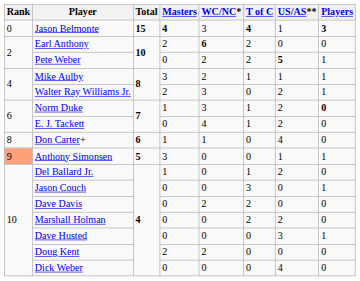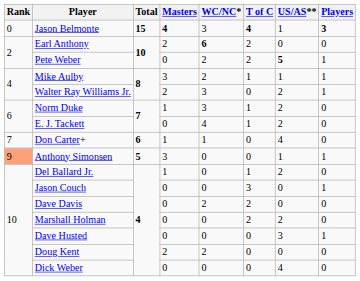(324, 108) bold -> (324, 108) normal
(9, 140) 8 -> (9, 140) 7
